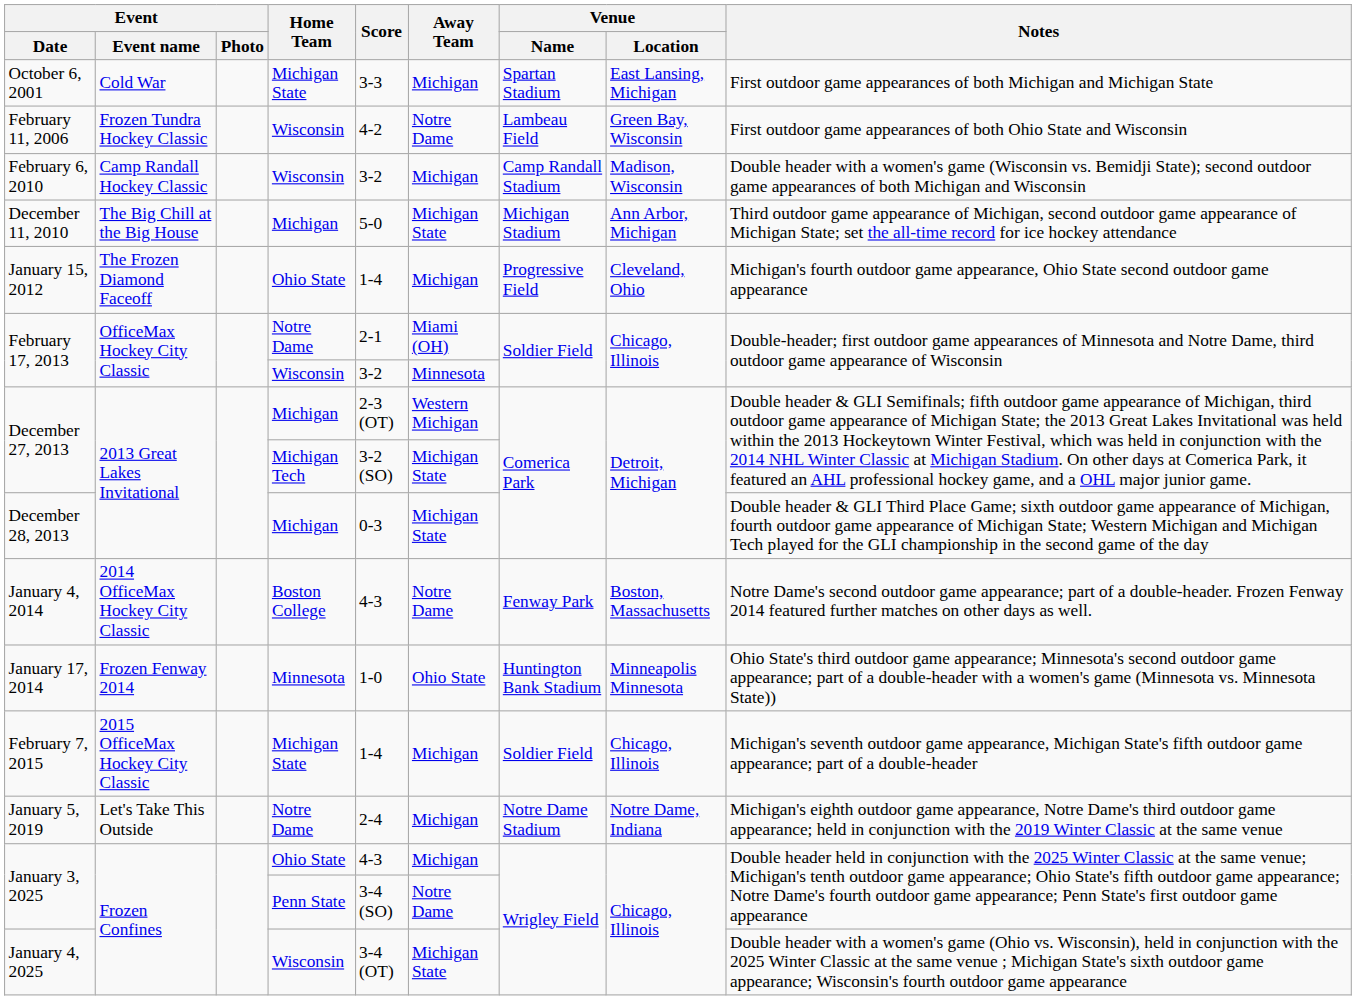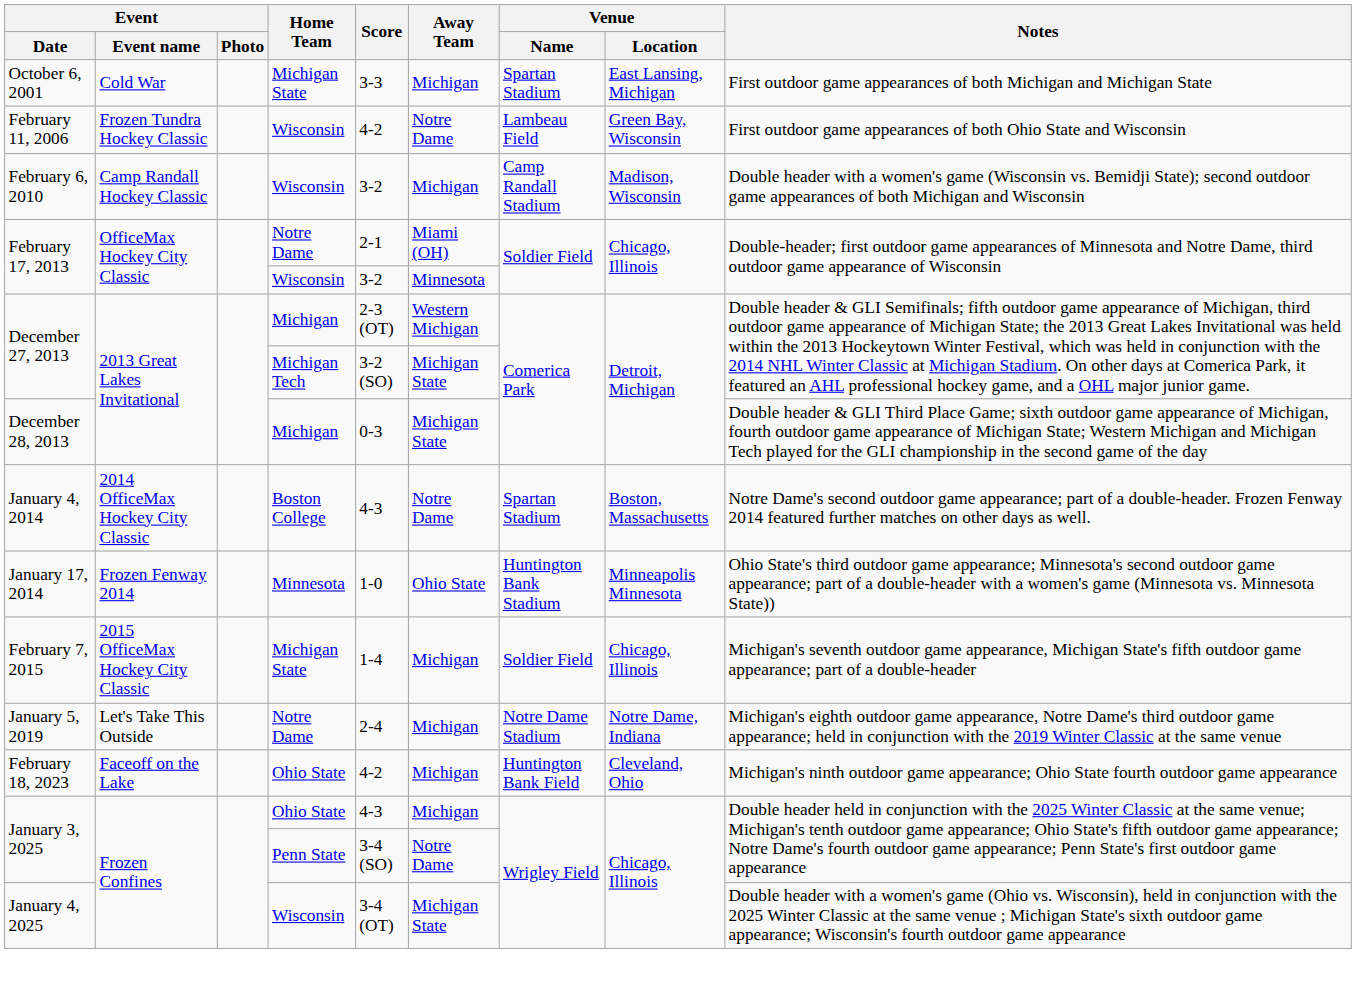- row: (44, 223)
- row: (48, 279)
(548, 601) Fenway Park -> (532, 507) Spartan Stadium
+ row: (40, 772)
